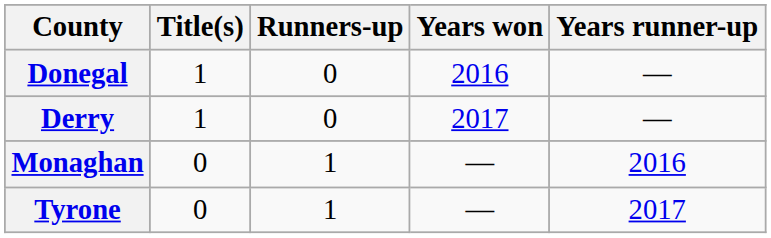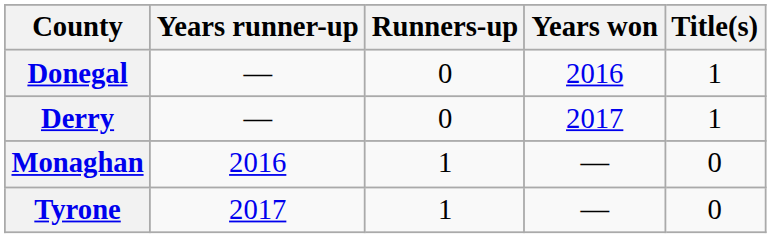columns swapped: (200, 27) <-> (657, 27)
